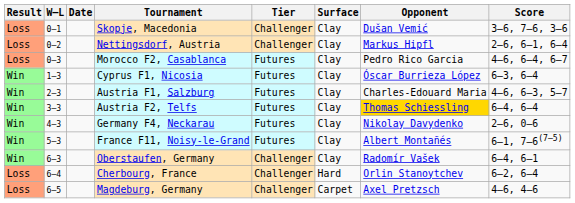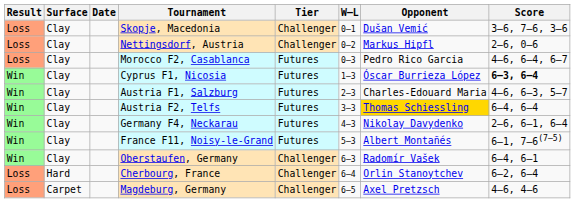columns swapped: (55, 12) <-> (338, 12)
(529, 44) 2–6, 6–1, 6–4 -> (515, 44) 2–6, 0–6
(515, 76) normal -> (515, 76) bold
(515, 124) 2–6, 0–6 -> (529, 124) 2–6, 6–1, 6–4
